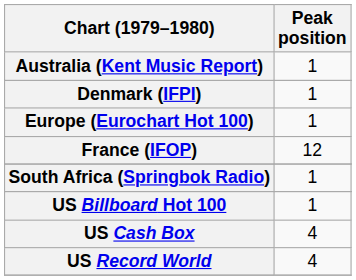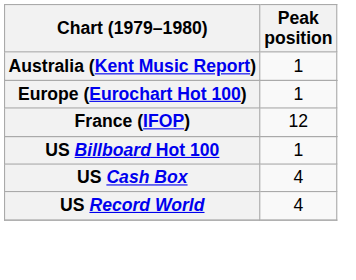- row: (139, 94)
- row: (139, 177)
